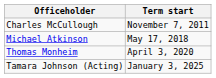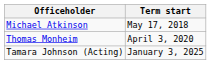- row: (52, 25)
